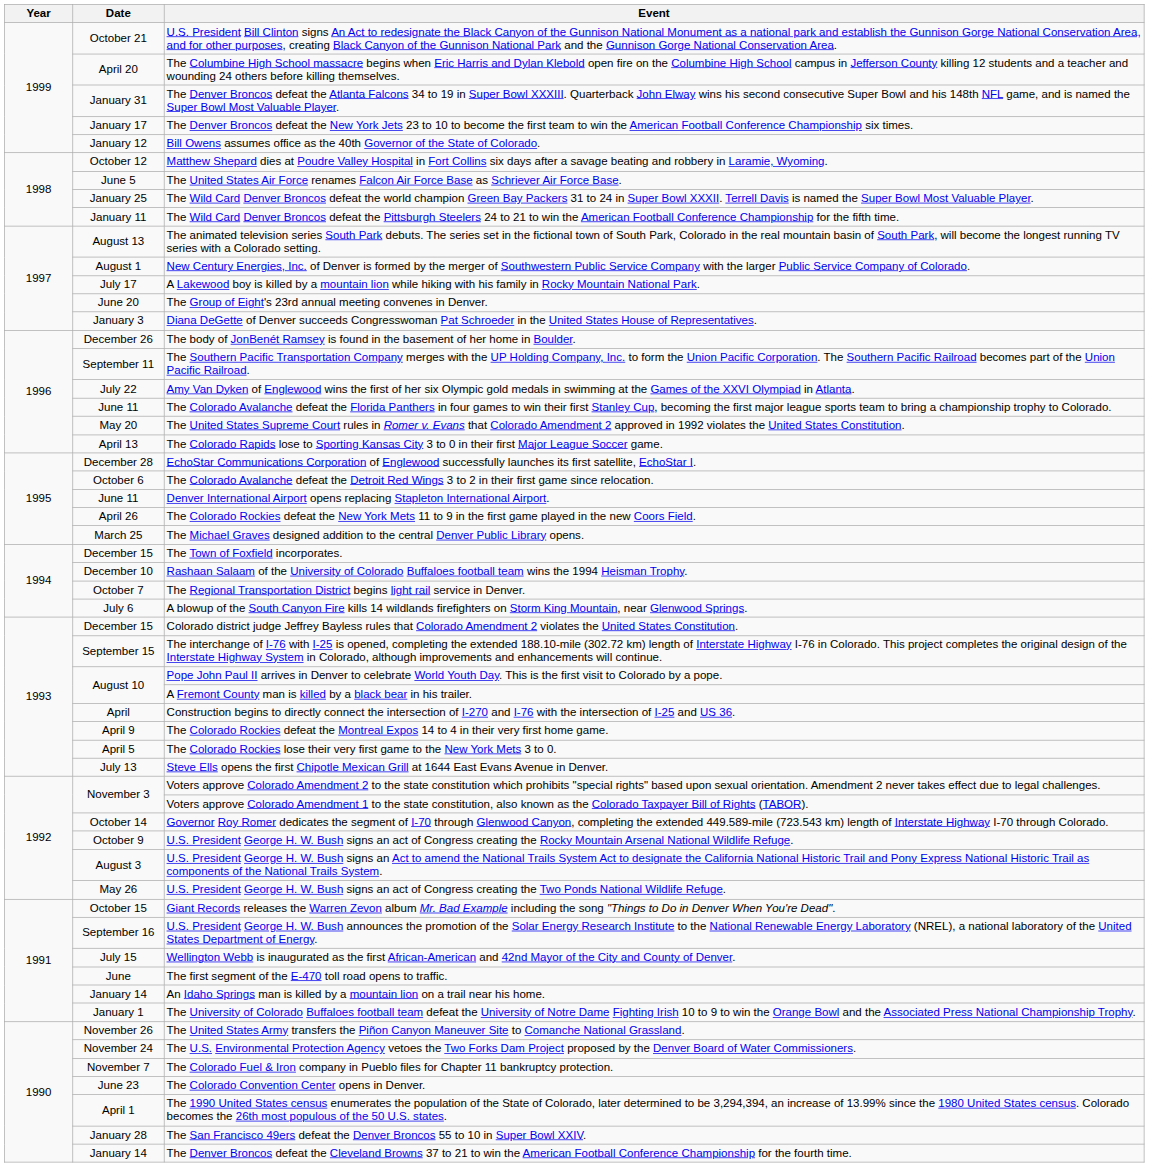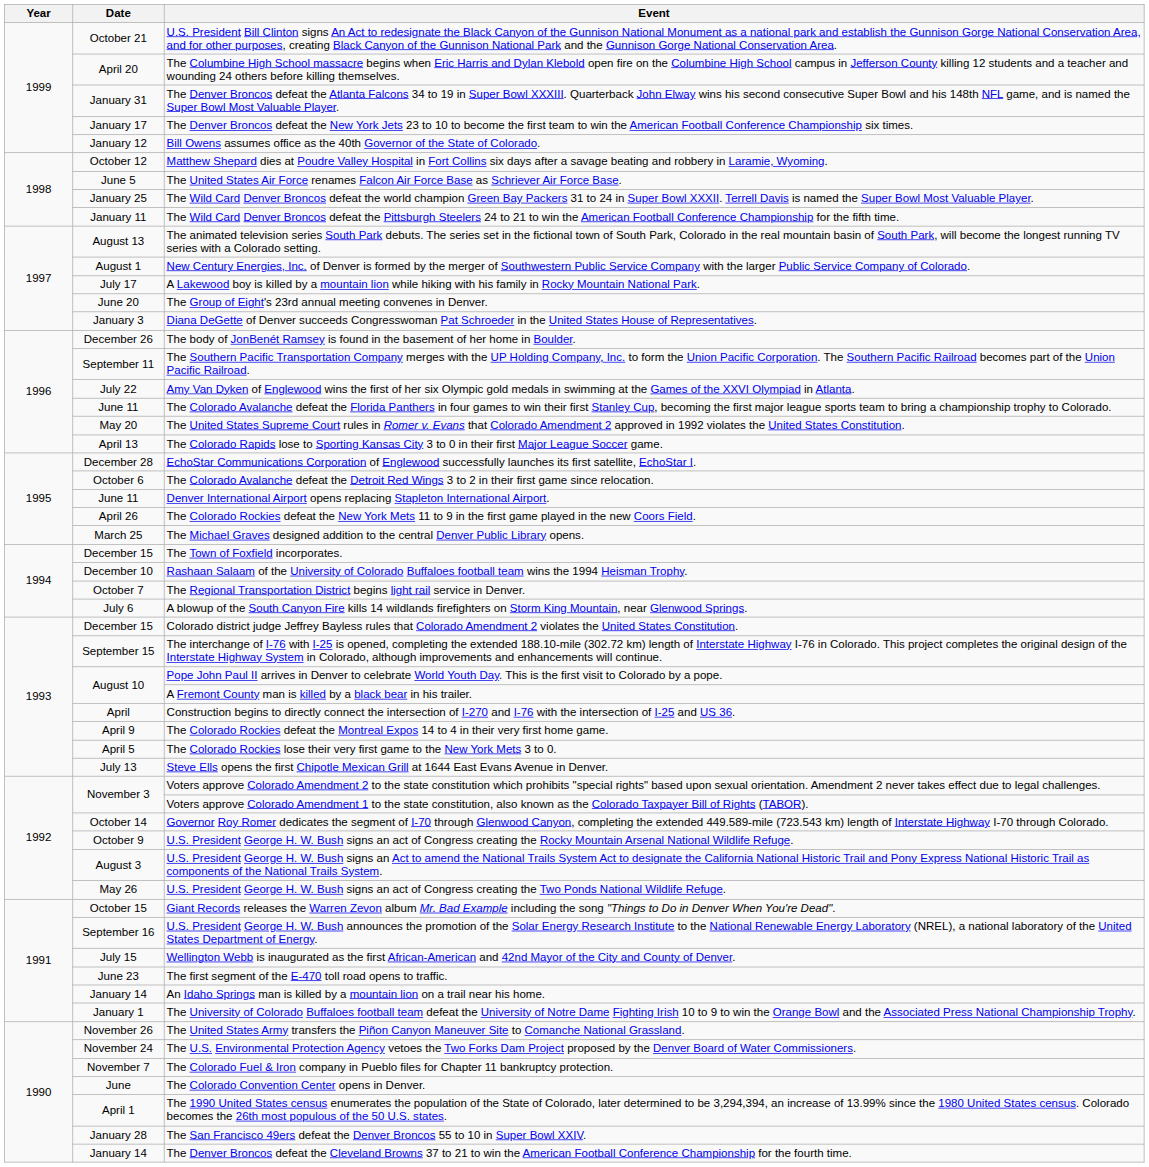(118, 976) June -> (118, 976) June 23
(118, 1085) June 23 -> (118, 1085) June
